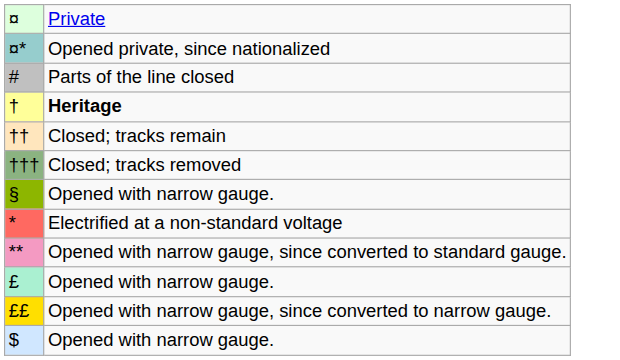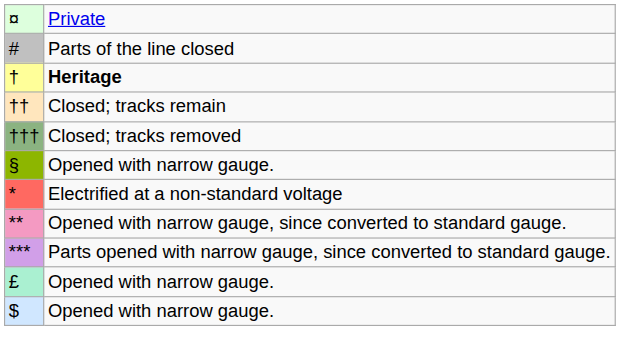- row: (18, 48)
+ row: (20, 252)
- row: (19, 310)
